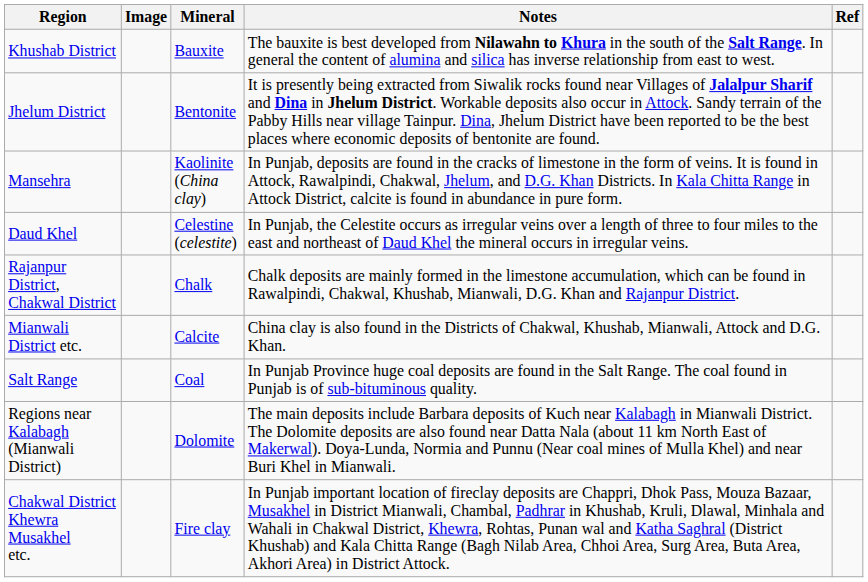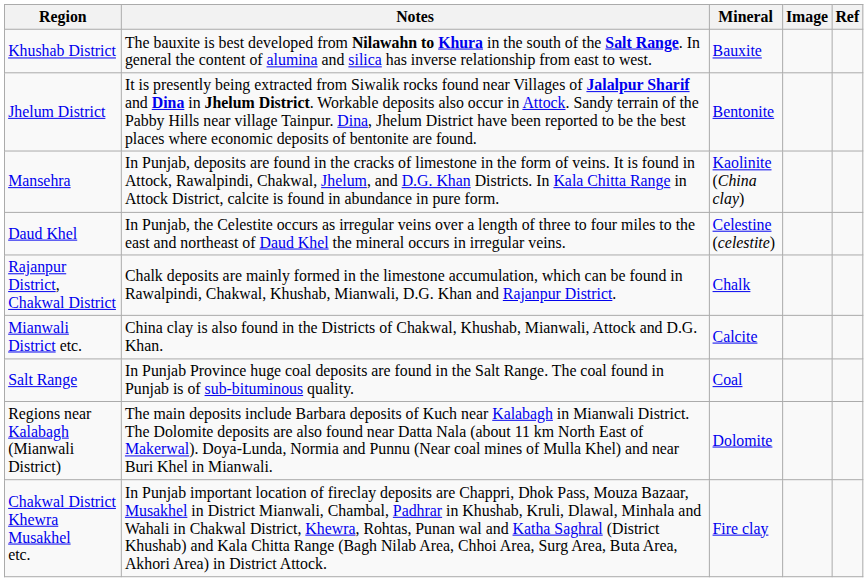columns swapped: (146, 17) <-> (538, 17)
